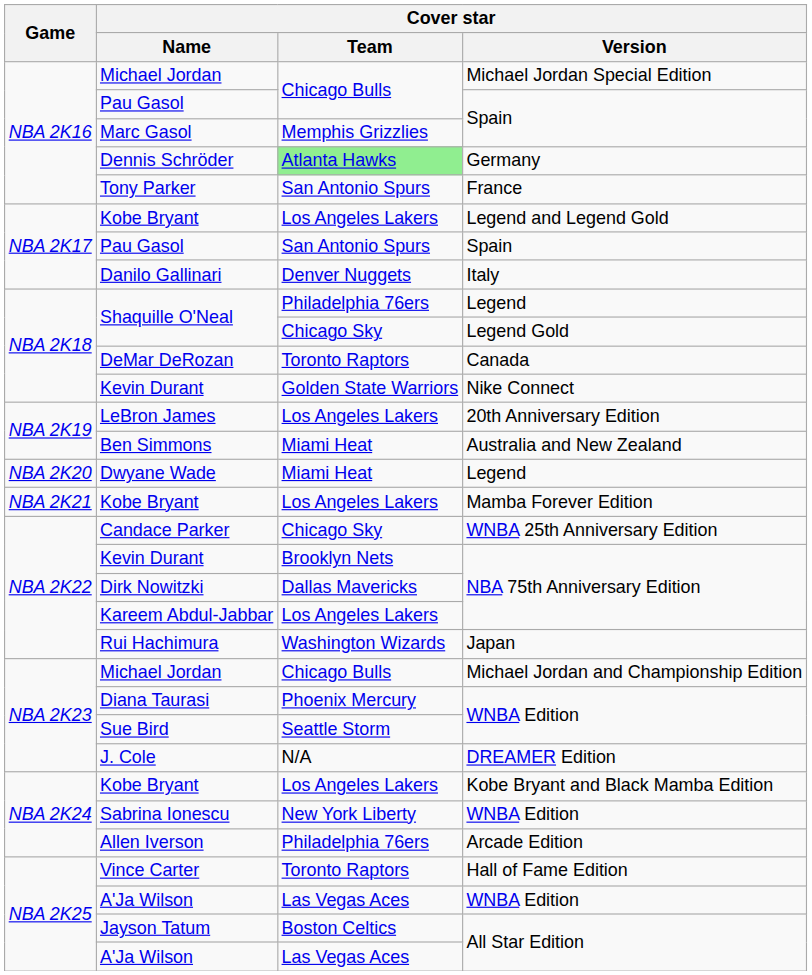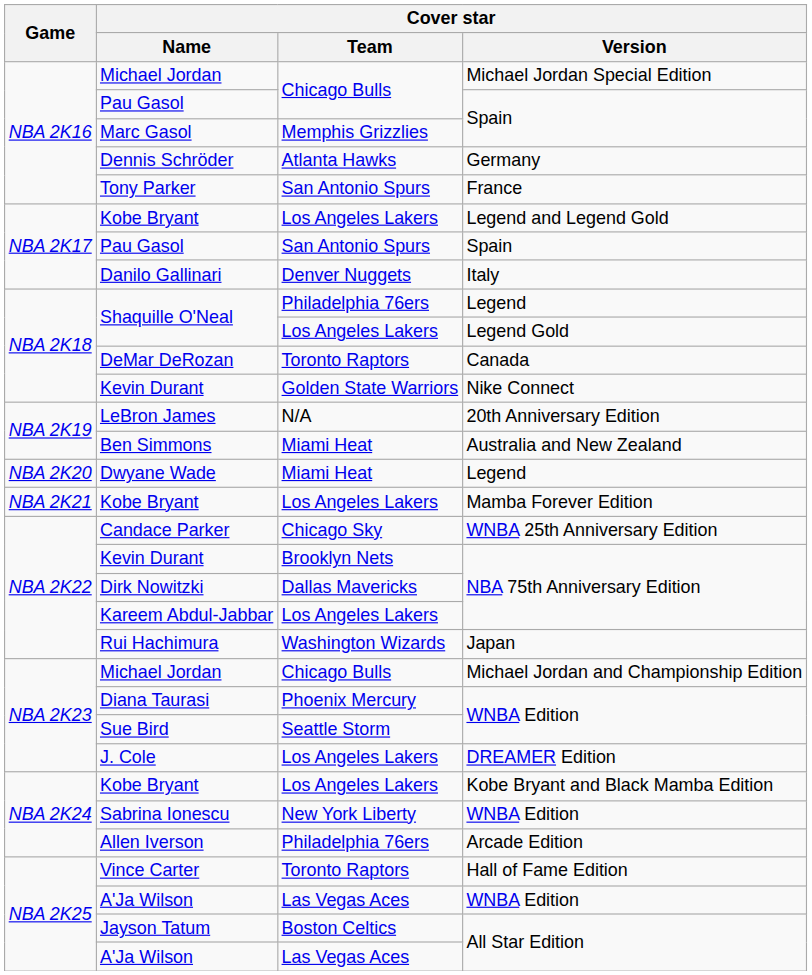(339, 160) lightgreen background -> (339, 160) no background
(332, 331) Chicago Sky -> (360, 331) Los Angeles Lakers
(360, 416) Los Angeles Lakers -> (297, 416) N/A
(297, 757) N/A -> (360, 757) Los Angeles Lakers
